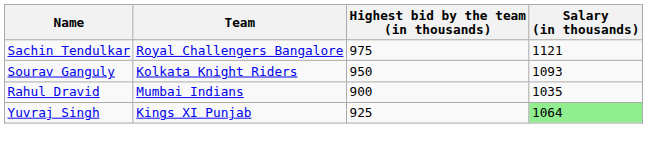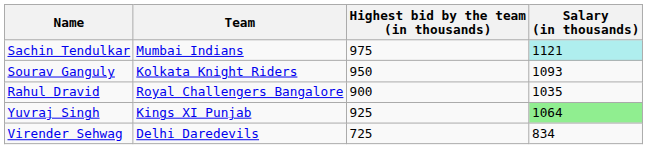(240, 50) Royal Challengers Bangalore -> (190, 50) Mumbai Indians
(547, 50) no background -> (547, 50) paleturquoise background
(190, 92) Mumbai Indians -> (240, 92) Royal Challengers Bangalore
+ row: (65, 133)
